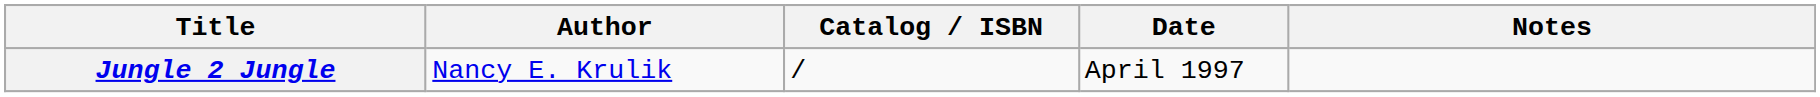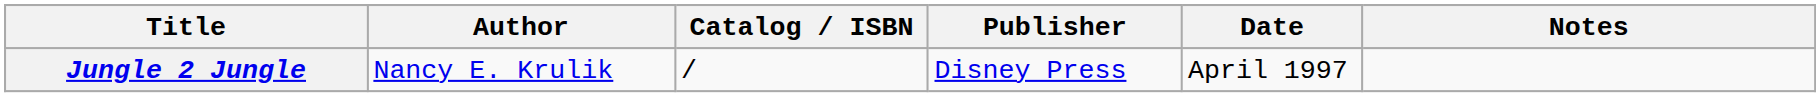+ column: (1055, 27)
